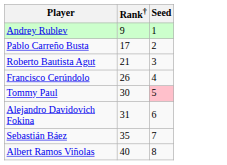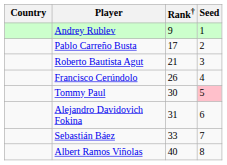+ column: (28, 13)
(125, 136) 35 -> (173, 136) 33
